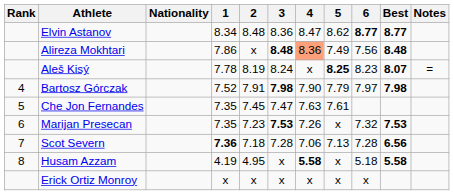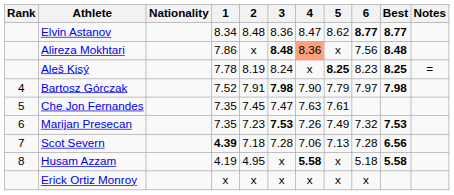(338, 50) 7.49 -> (338, 50) x
(395, 69) 8.07 -> (395, 69) 8.25
(338, 124) x -> (338, 124) 7.49
(225, 143) 7.36 -> (225, 143) 4.39
